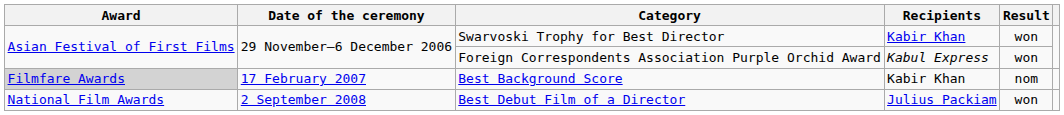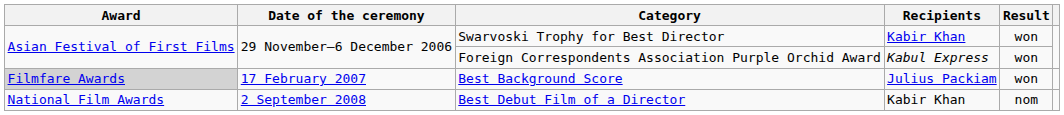(926, 79) Kabir Khan -> (942, 79) Julius Packiam
(1026, 79) nom -> (1026, 79) won
(942, 100) Julius Packiam -> (926, 100) Kabir Khan
(1026, 100) won -> (1026, 100) nom
